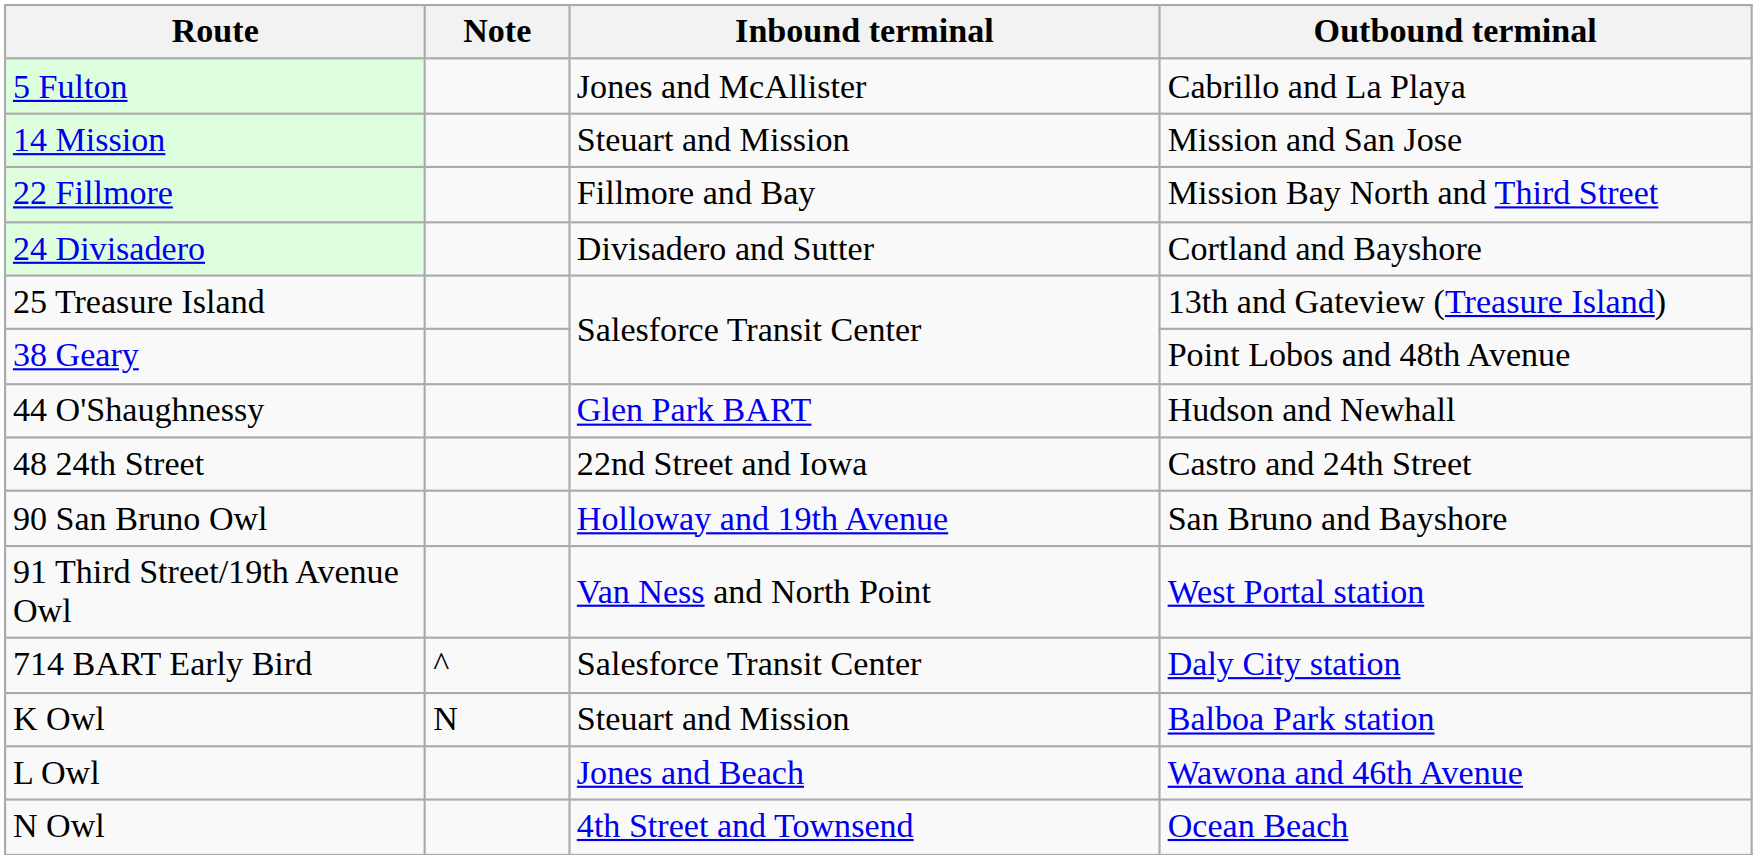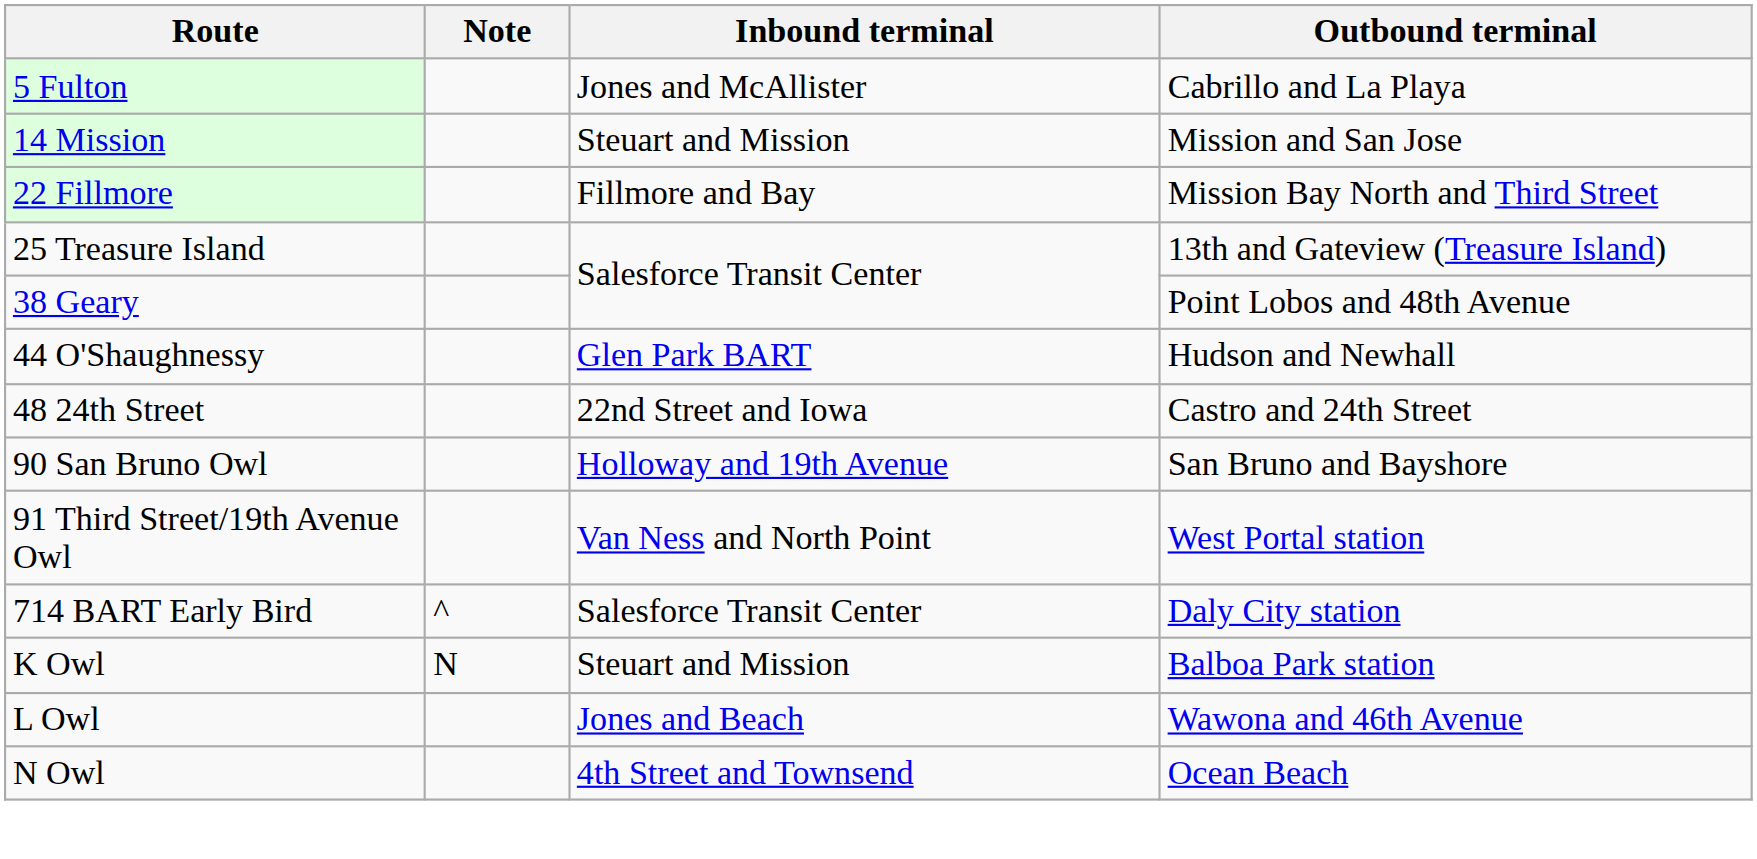- row: (109, 247)
